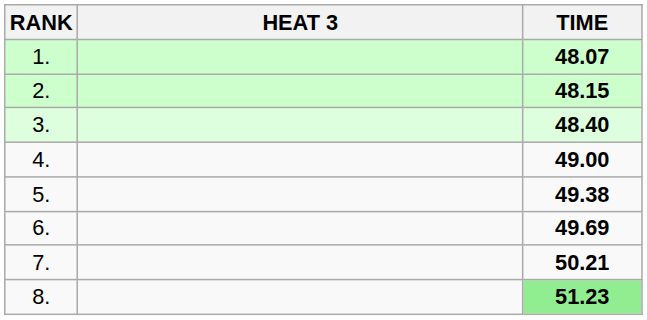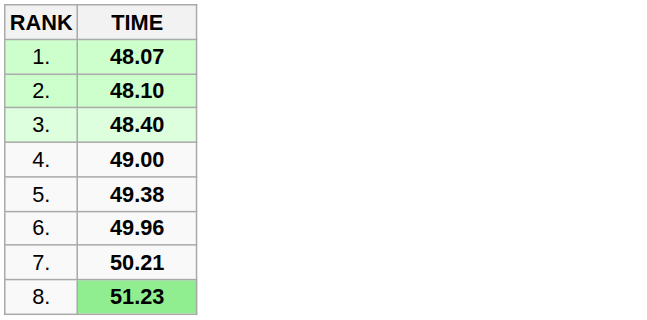- column: (300, 22)
(582, 91) 48.15 -> (137, 91) 48.10
(582, 228) 49.69 -> (137, 228) 49.96
